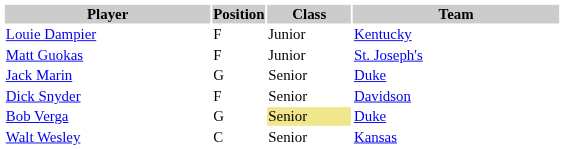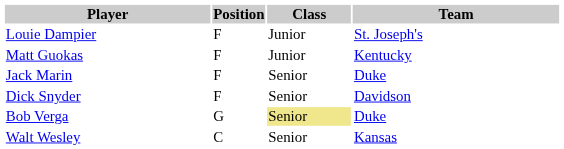(383, 34) Kentucky -> (388, 34) St. Joseph's
(388, 55) St. Joseph's -> (383, 55) Kentucky
(219, 75) G -> (217, 75) F
